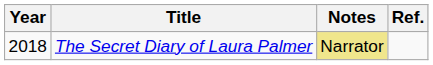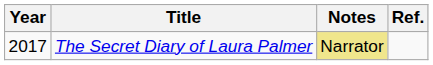(28, 45) 2018 -> (28, 45) 2017
